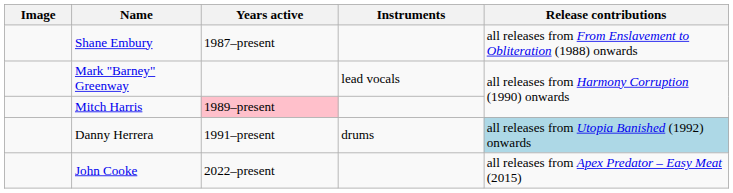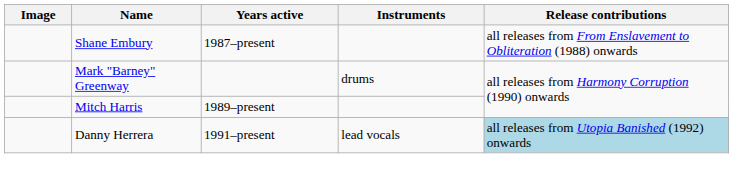(371, 78) lead vocals -> (358, 78) drums
(239, 106) pink background -> (239, 106) no background
(358, 135) drums -> (371, 135) lead vocals
- row: (106, 170)
